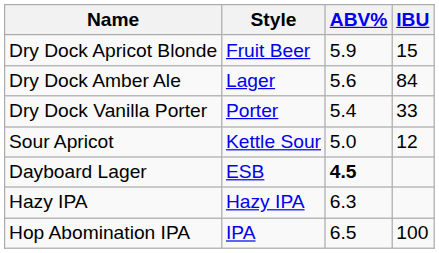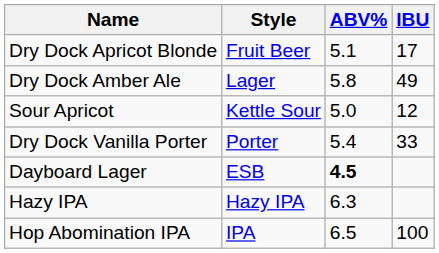(343, 50) 5.9 -> (343, 50) 5.1
(407, 50) 15 -> (407, 50) 17
(343, 80) 5.6 -> (343, 80) 5.8
(407, 80) 84 -> (407, 80) 49
rows swapped: (108, 111) <-> (61, 141)
